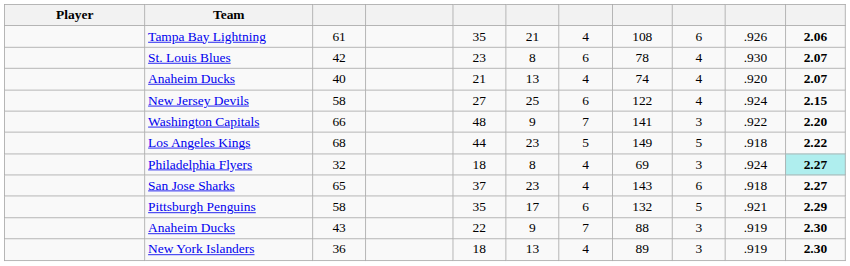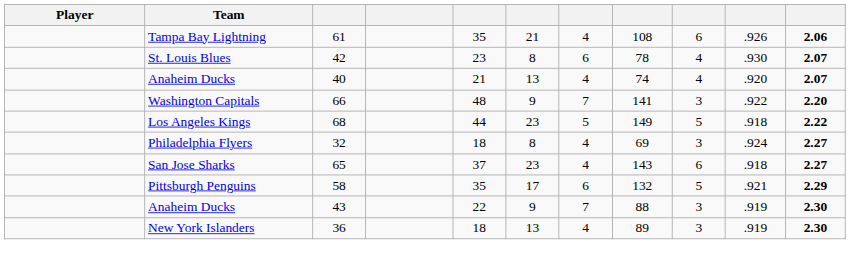- row: (198, 100)
(815, 164) paleturquoise background -> (815, 143) no background
